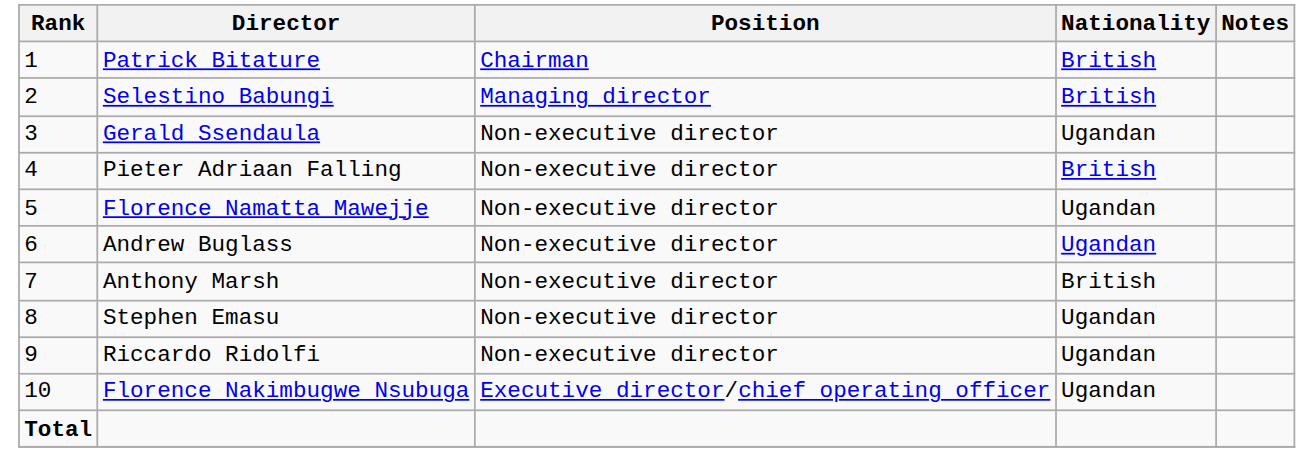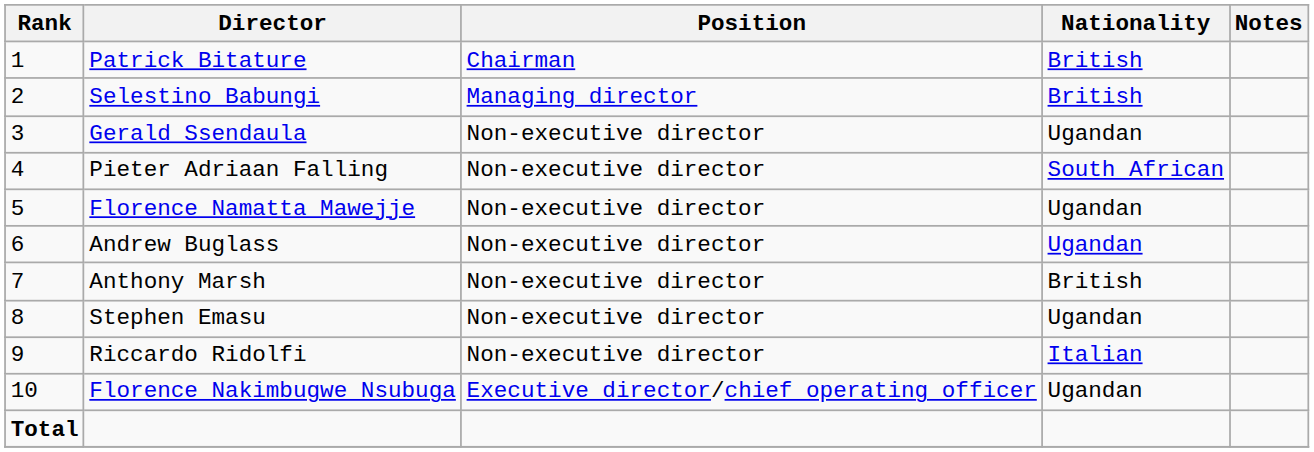(1109, 171) British -> (1136, 171) South African
(1109, 355) Ugandan -> (1095, 355) Italian
